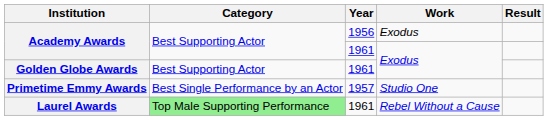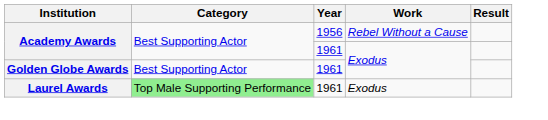(399, 32) Exodus -> (408, 32) Rebel Without a Cause
- row: (77, 87)
(440, 106) Rebel Without a Cause -> (367, 87) Exodus
